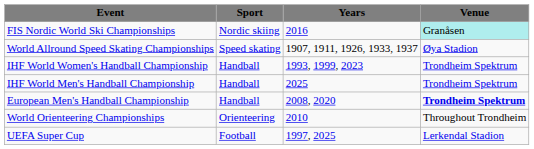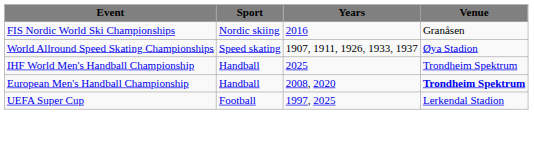(444, 30) paleturquoise background -> (444, 30) no background
- row: (107, 65)
- row: (86, 118)
